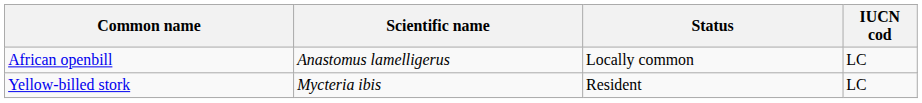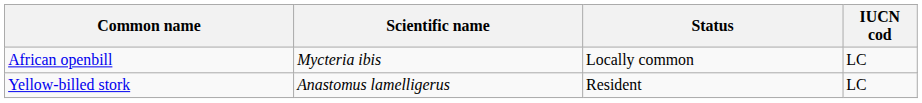(373, 60) Anastomus lamelligerus -> (339, 60) Mycteria ibis
(339, 85) Mycteria ibis -> (373, 85) Anastomus lamelligerus
